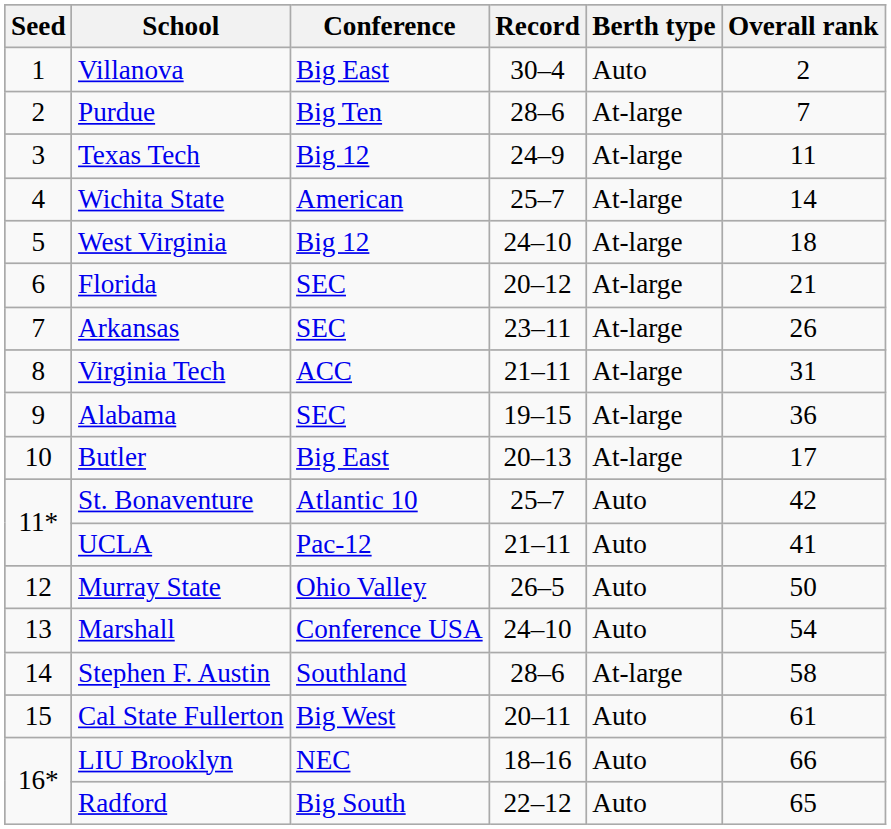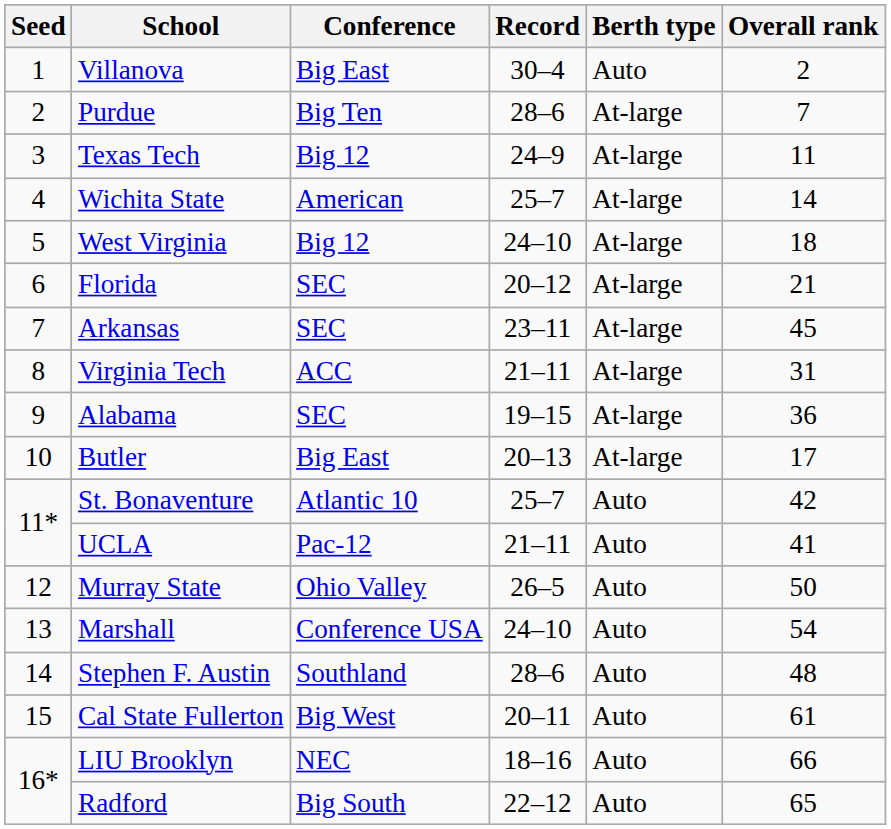(803, 328) 26 -> (803, 328) 45
(637, 673) At-large -> (620, 673) Auto
(803, 673) 58 -> (803, 673) 48
